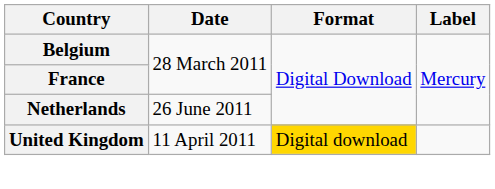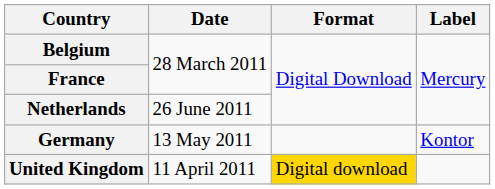+ row: (76, 139)
